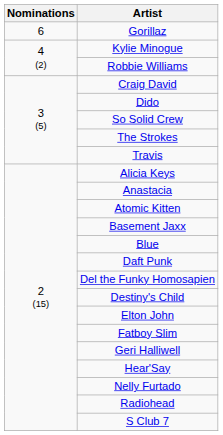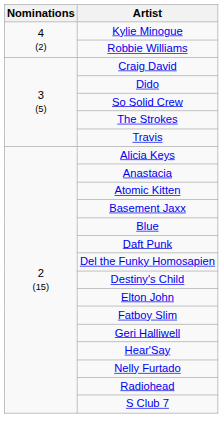- row: (147, 31)
